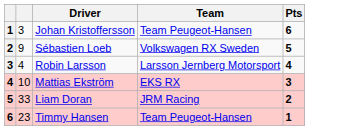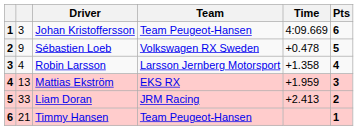+ column: (307, 13)
(24, 83) 10 -> (24, 83) 13
(24, 117) 23 -> (24, 117) 21
